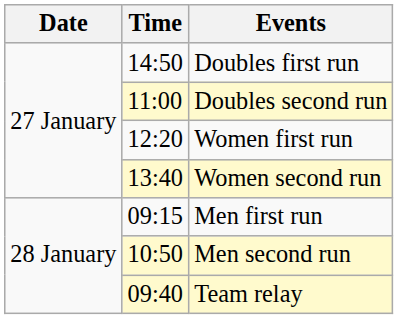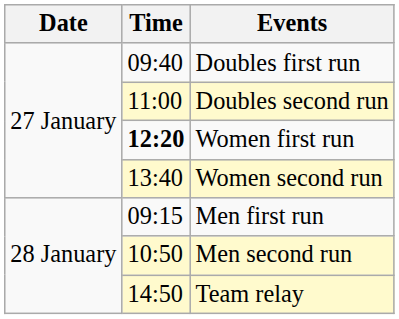(155, 62) 14:50 -> (155, 62) 09:40
(155, 139) normal -> (156, 139) bold
(155, 293) 09:40 -> (155, 293) 14:50
